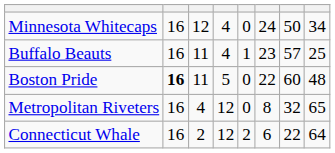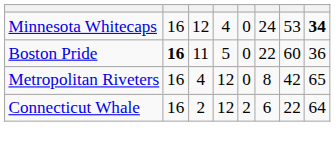(292, 25) 50 -> (292, 25) 53
(317, 25) normal -> (317, 25) bold
- row: (60, 53)
(317, 80) 48 -> (317, 53) 36
(292, 107) 32 -> (292, 80) 42
